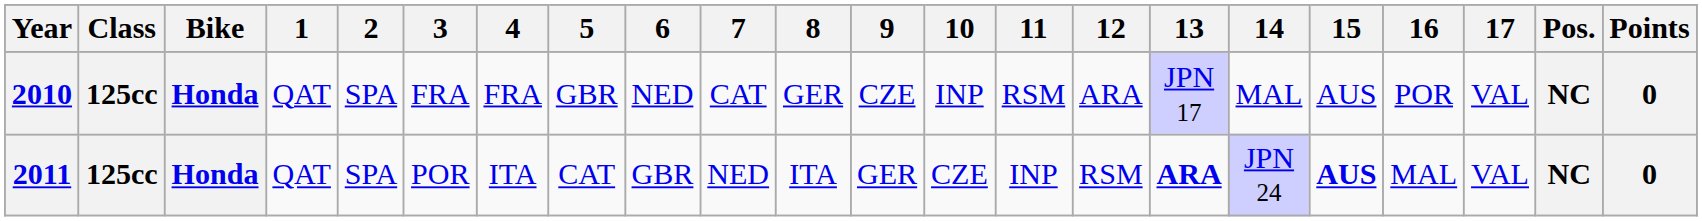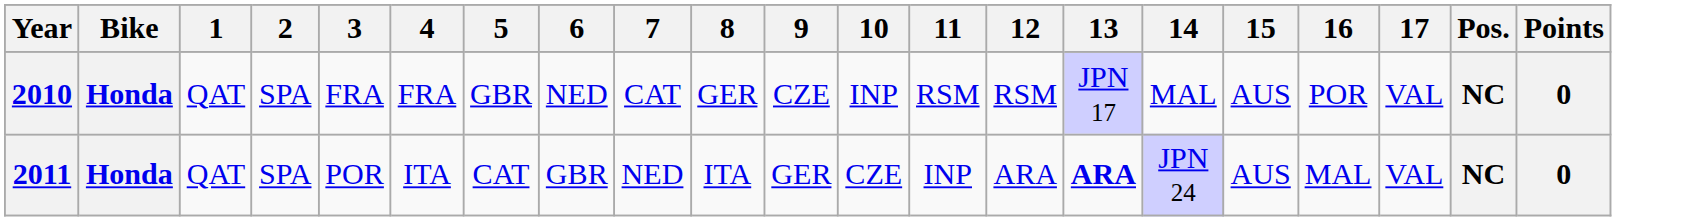- column: (122, 28)
(1111, 92) ARA -> (1025, 92) RSM
(1111, 174) RSM -> (1025, 174) ARA
(1346, 174) bold -> (1261, 174) normal
